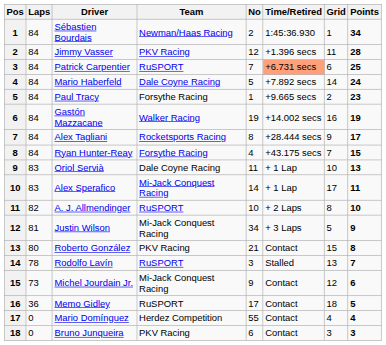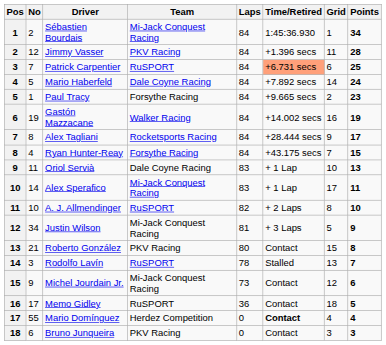columns swapped: (255, 12) <-> (39, 12)
(186, 32) Newman/Haas Racing -> (167, 32) Mi-Jack Conquest Racing
(281, 318) normal -> (283, 318) bold
